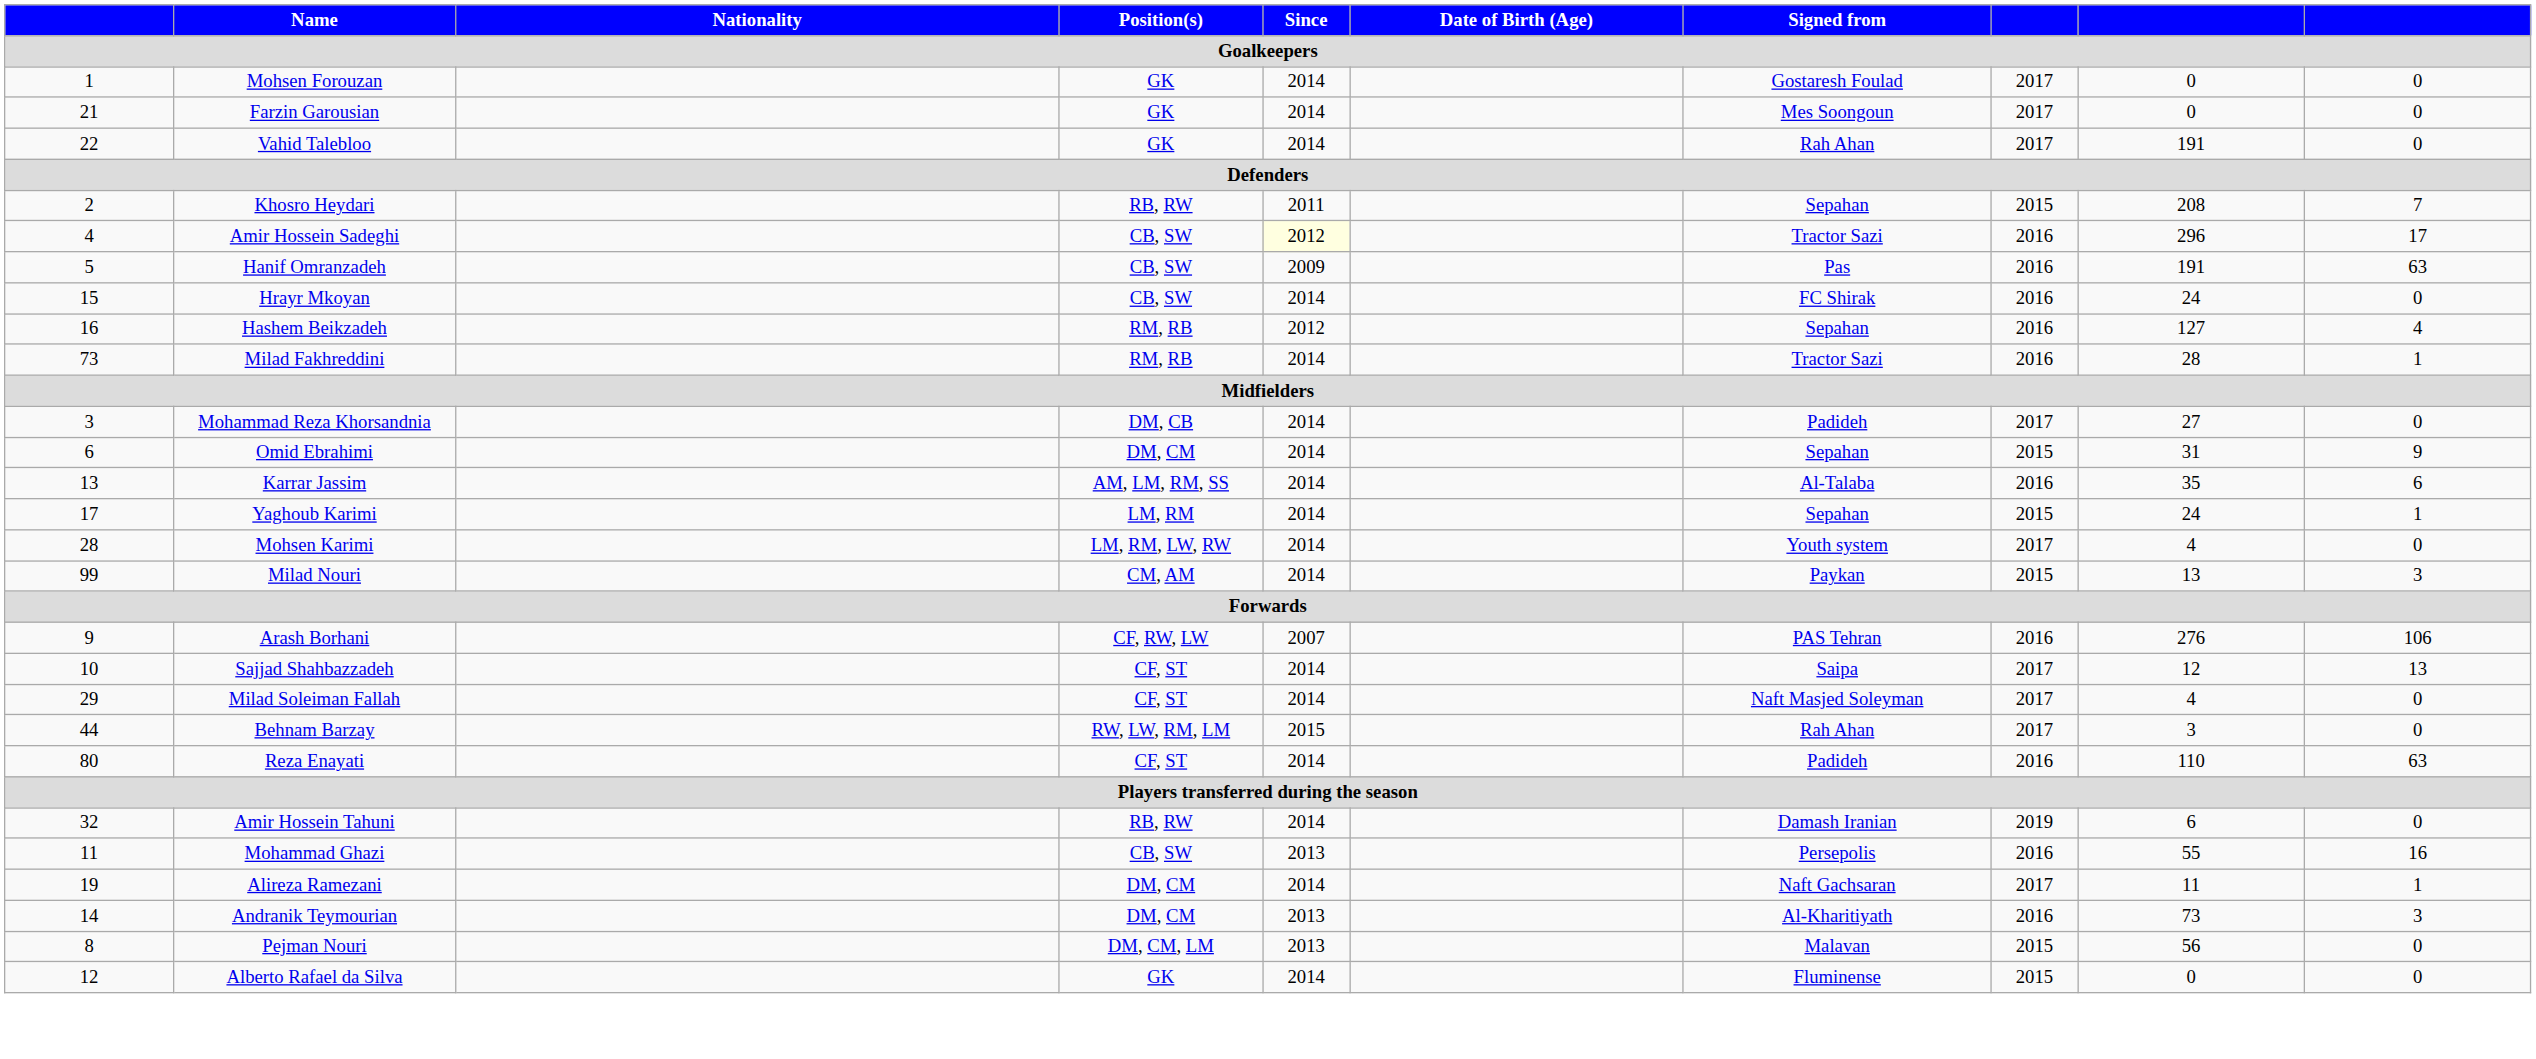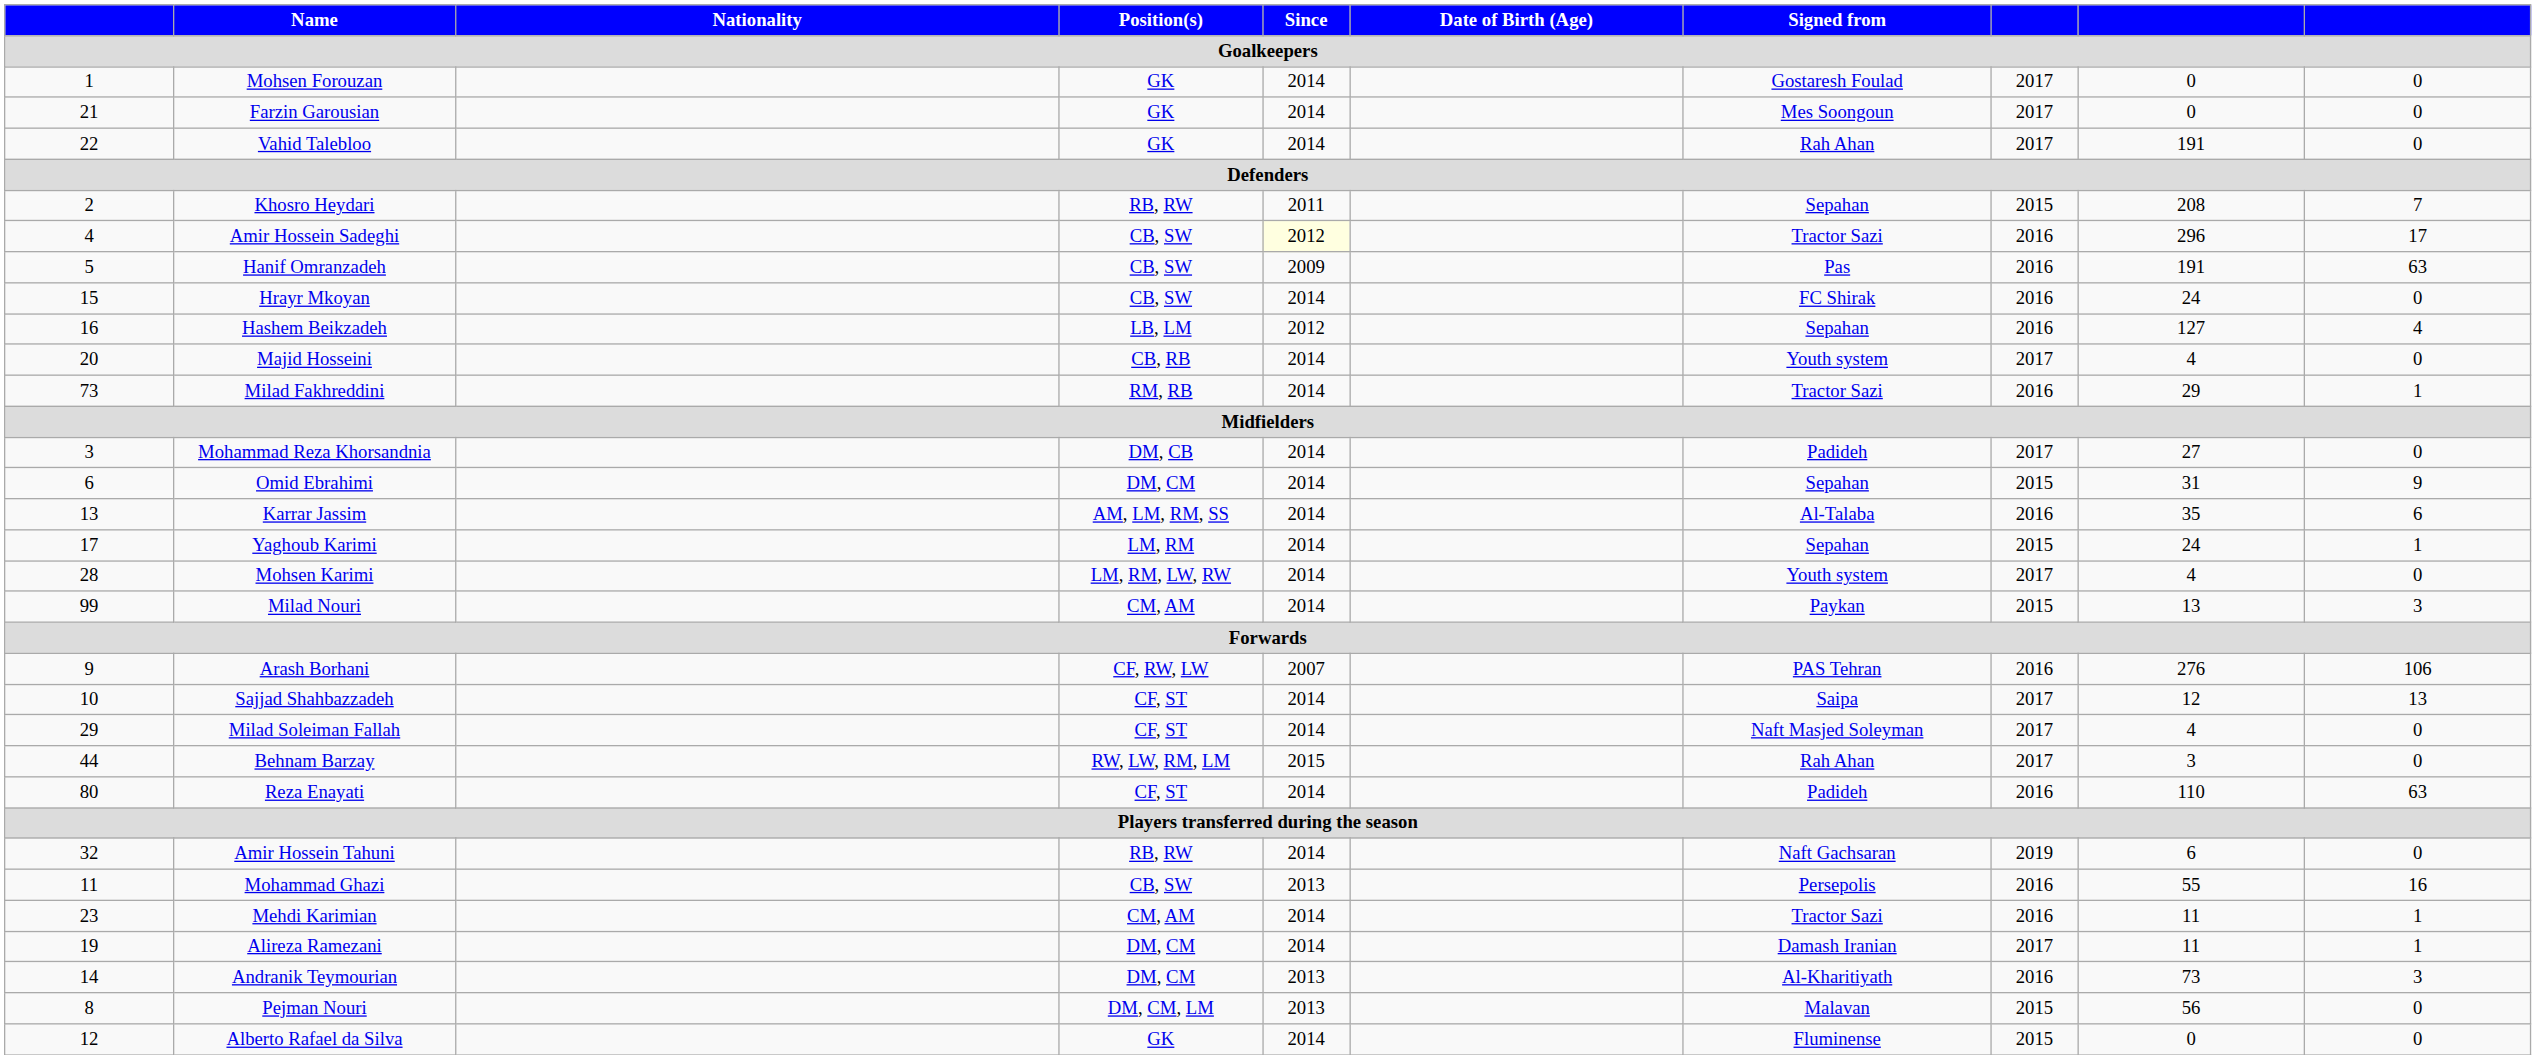(1161, 329) RM, RB -> (1161, 329) LB, LM
+ row: (314, 359)
(2191, 359) 28 -> (2191, 390) 29
(1837, 823) Damash Iranian -> (1837, 853) Naft Gachsaran
+ row: (314, 915)
(1837, 884) Naft Gachsaran -> (1837, 946) Damash Iranian
